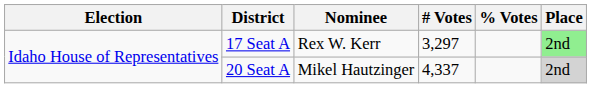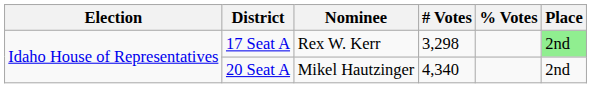(440, 43) 3,297 -> (440, 43) 3,298
(440, 69) 4,337 -> (440, 69) 4,340
(558, 69) lightgrey background -> (558, 69) no background
